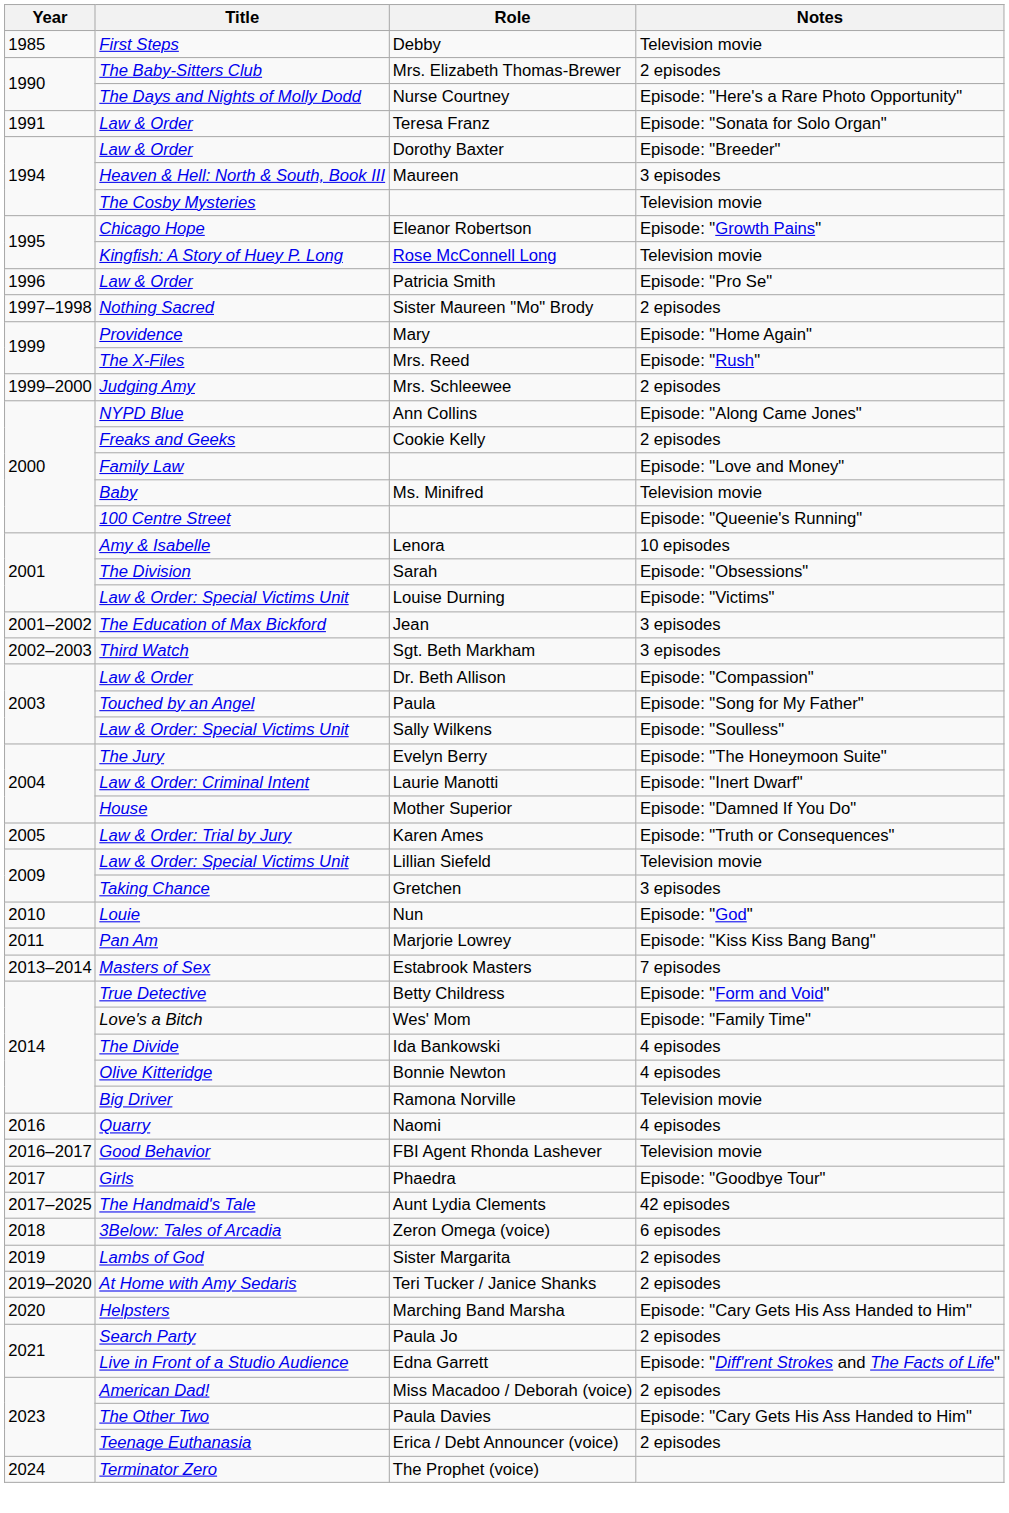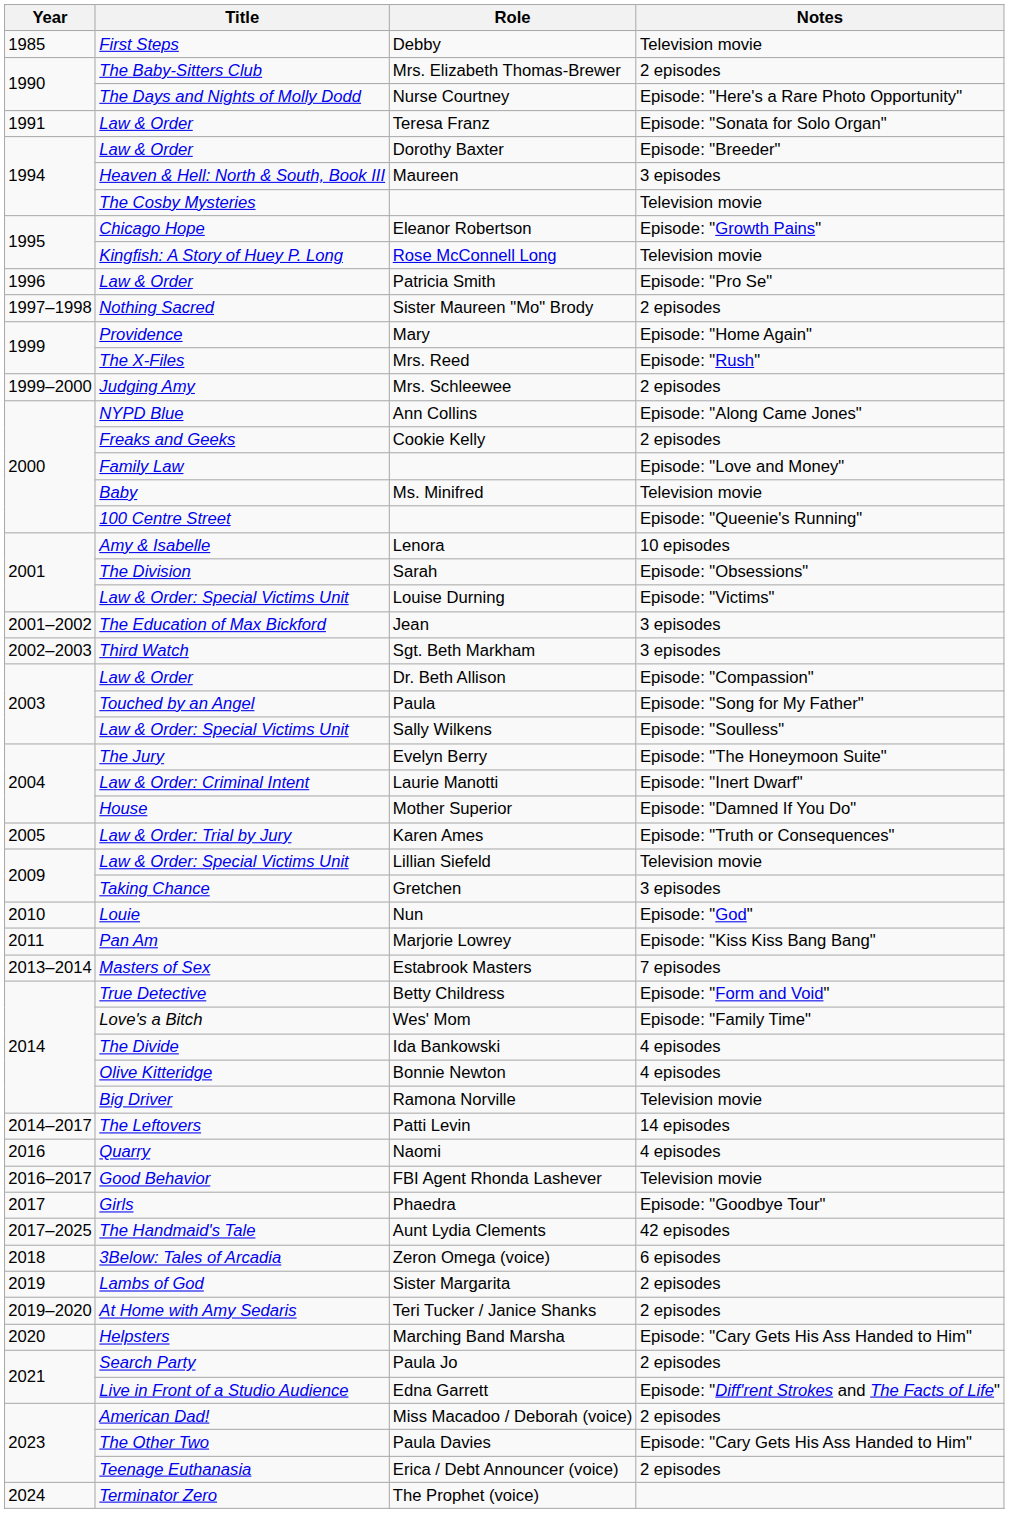+ row: (150, 1126)
